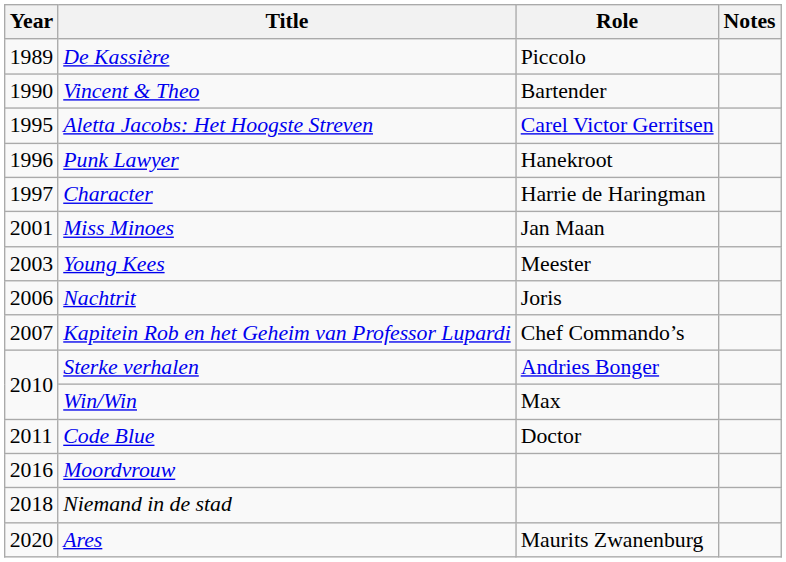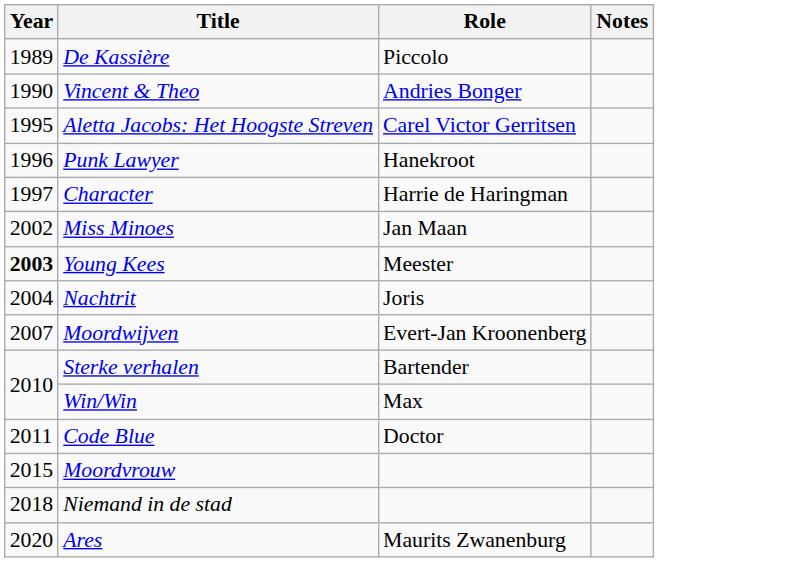(564, 90) Bartender -> (452, 90) Andries Bonger
(31, 228) 2001 -> (31, 228) 2002
(31, 263) normal -> (31, 263) bold
(31, 297) 2006 -> (31, 297) 2004
+ row: (121, 332)
- row: (287, 332)
(590, 366) Andries Bonger -> (426, 366) Bartender
(31, 470) 2016 -> (31, 470) 2015
